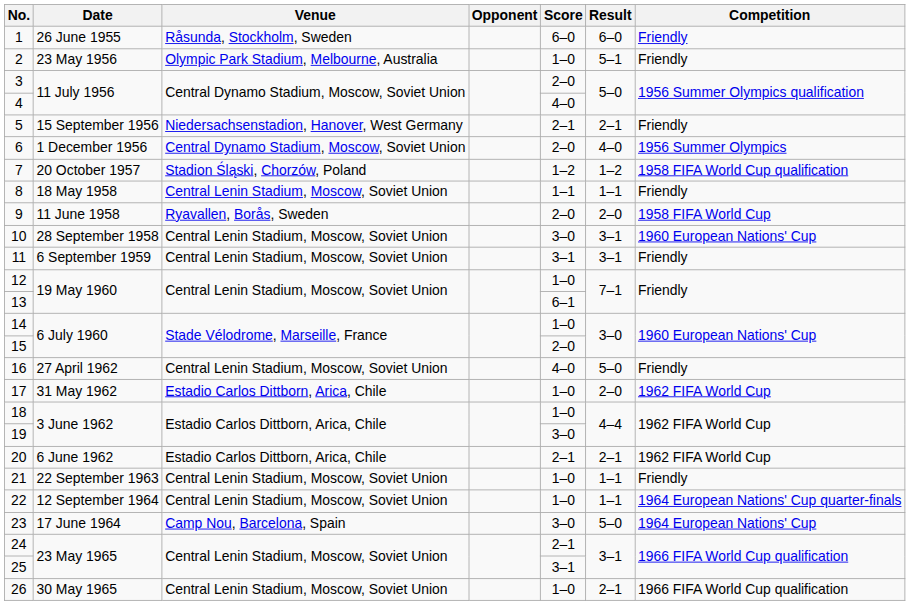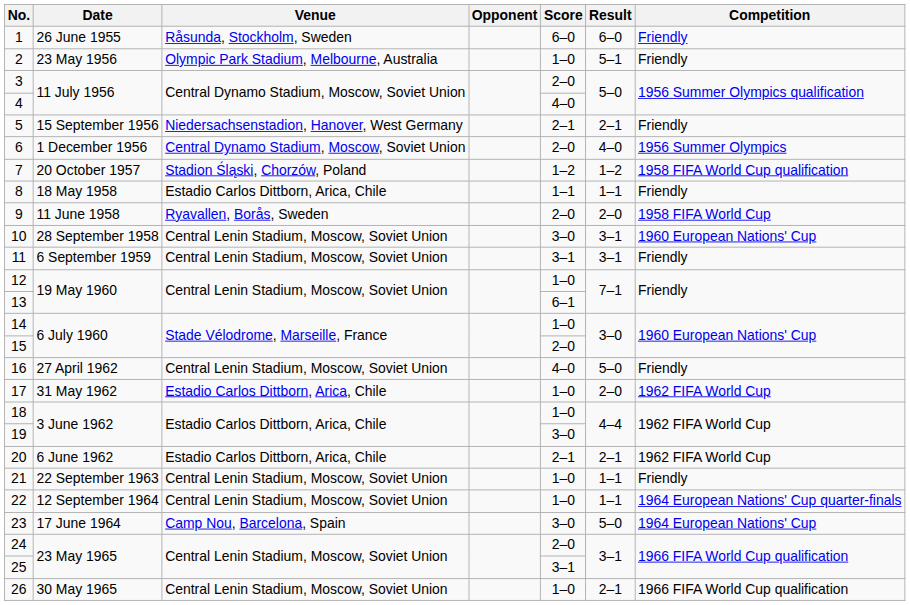(306, 192) Central Lenin Stadium, Moscow, Soviet Union -> (276, 192) Estadio Carlos Dittborn, Arica, Chile
(563, 545) 2–1 -> (563, 545) 2–0
